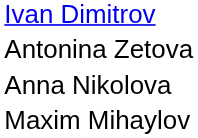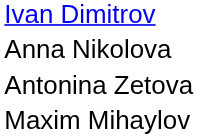rows swapped: (99, 49) <-> (88, 85)
